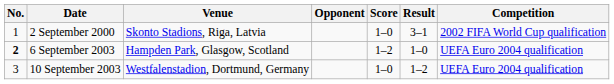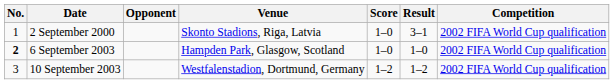columns swapped: (218, 13) <-> (340, 13)
(384, 50) 1–2 -> (384, 50) 1–0
(512, 50) UEFA Euro 2004 qualification -> (523, 50) 2002 FIFA World Cup qualification
(384, 69) 1–0 -> (384, 69) 1–2
(512, 69) UEFA Euro 2004 qualification -> (523, 69) 2002 FIFA World Cup qualification
